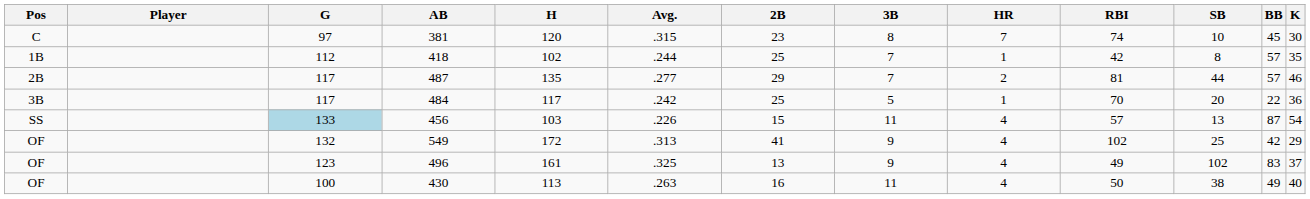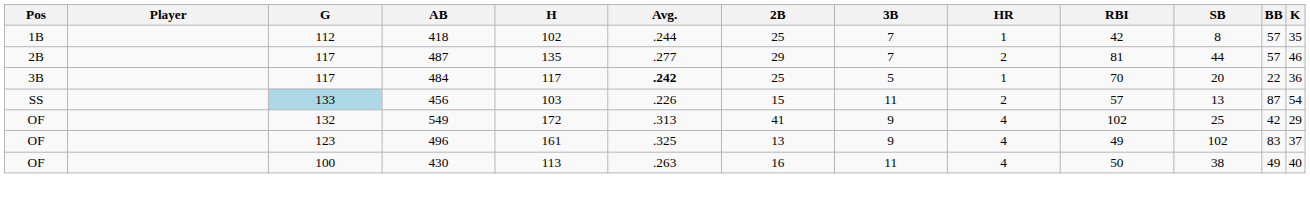- row: (438, 36)
(665, 99) normal -> (665, 78) bold
(1004, 120) 4 -> (1004, 99) 2
